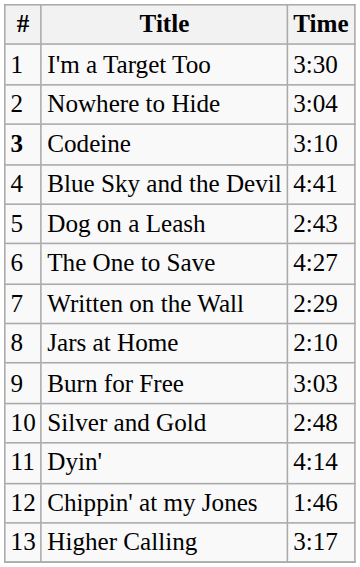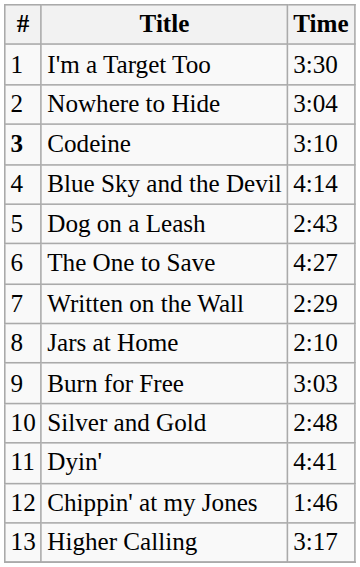(316, 183) 4:41 -> (316, 183) 4:14
(316, 462) 4:14 -> (316, 462) 4:41
